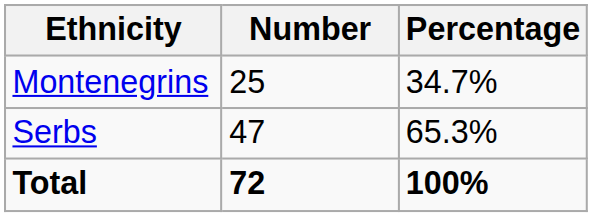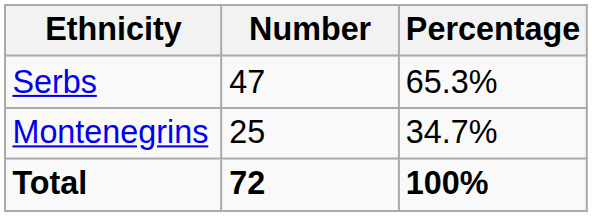rows swapped: (55, 132) <-> (110, 81)
